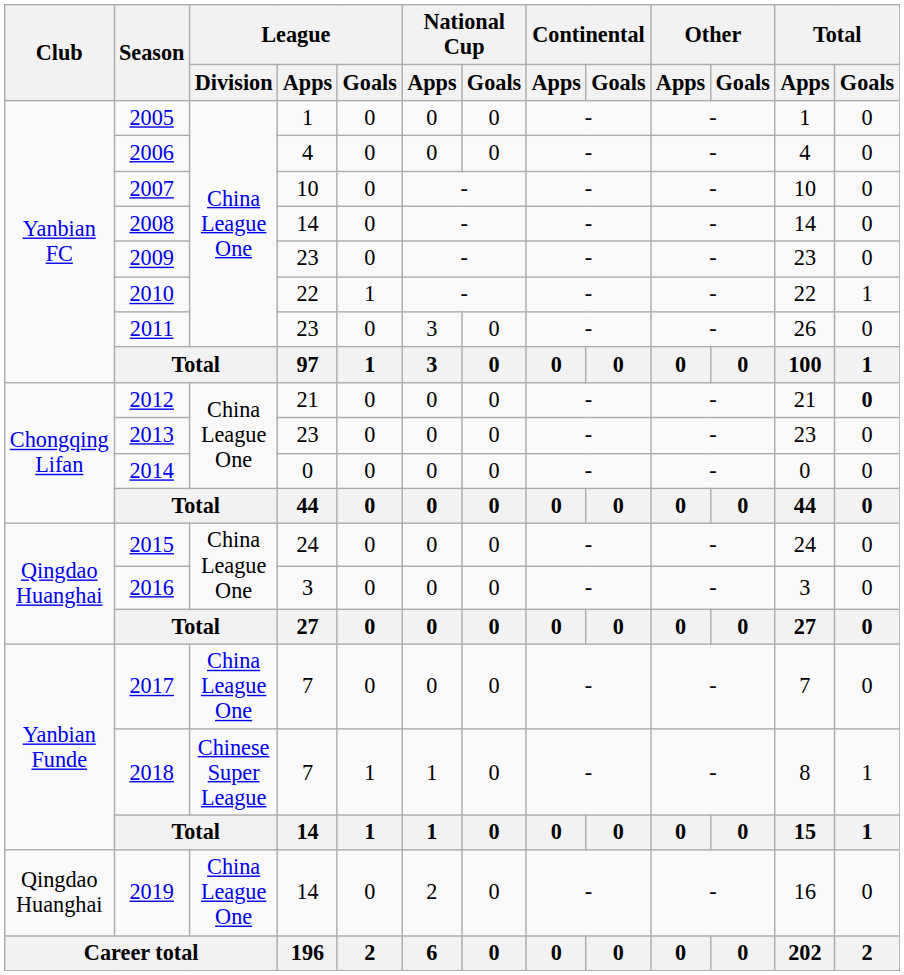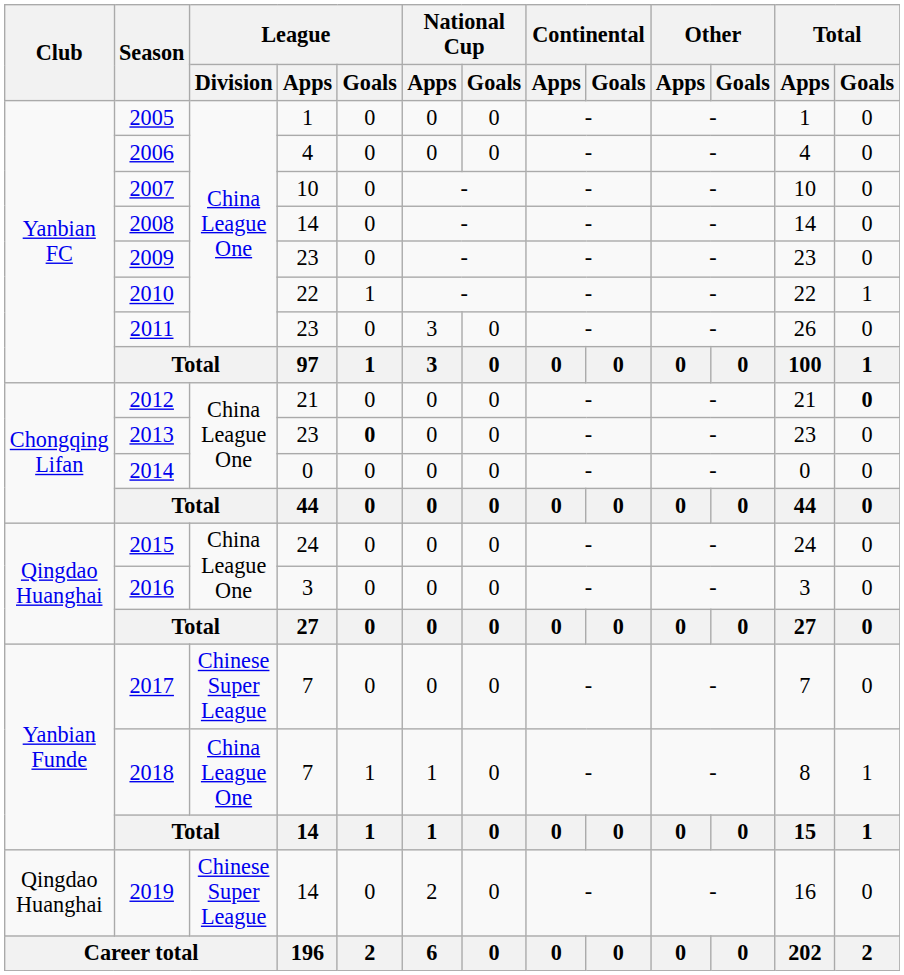(370, 435) normal -> (370, 435) bold
(234, 686) China League One -> (234, 686) Chinese Super League
(234, 771) Chinese Super League -> (234, 771) China League One
(234, 892) China League One -> (234, 892) Chinese Super League
